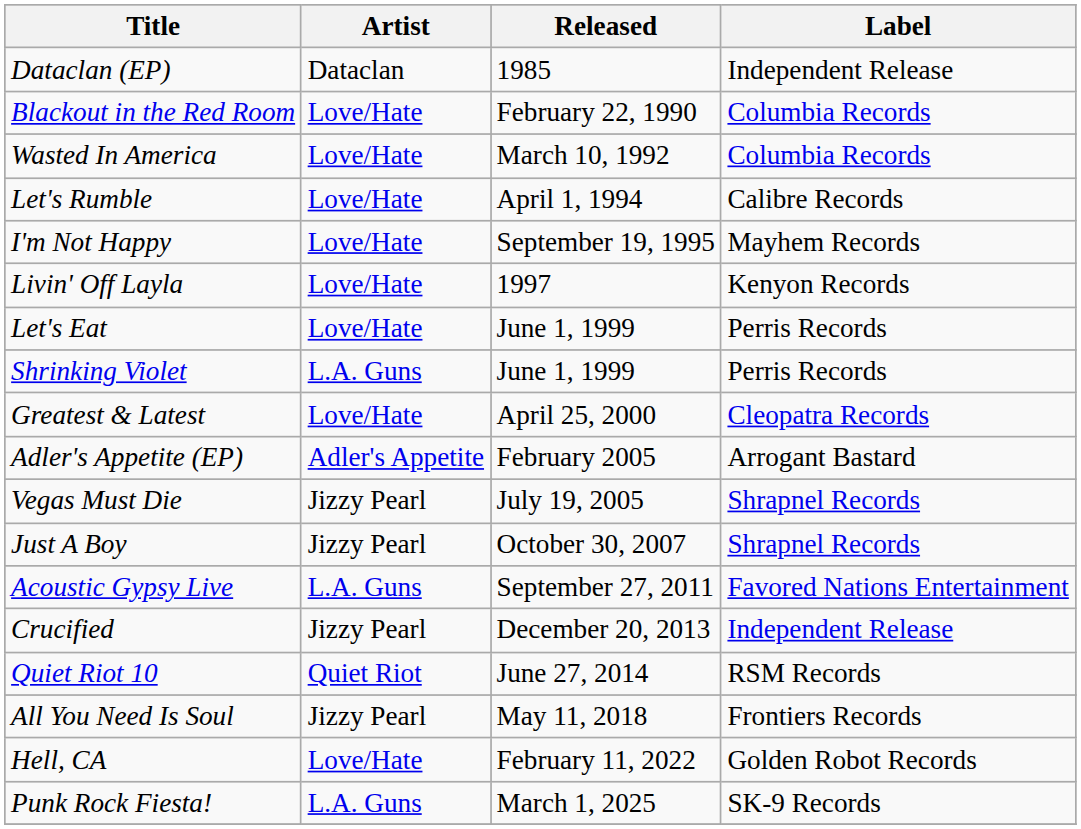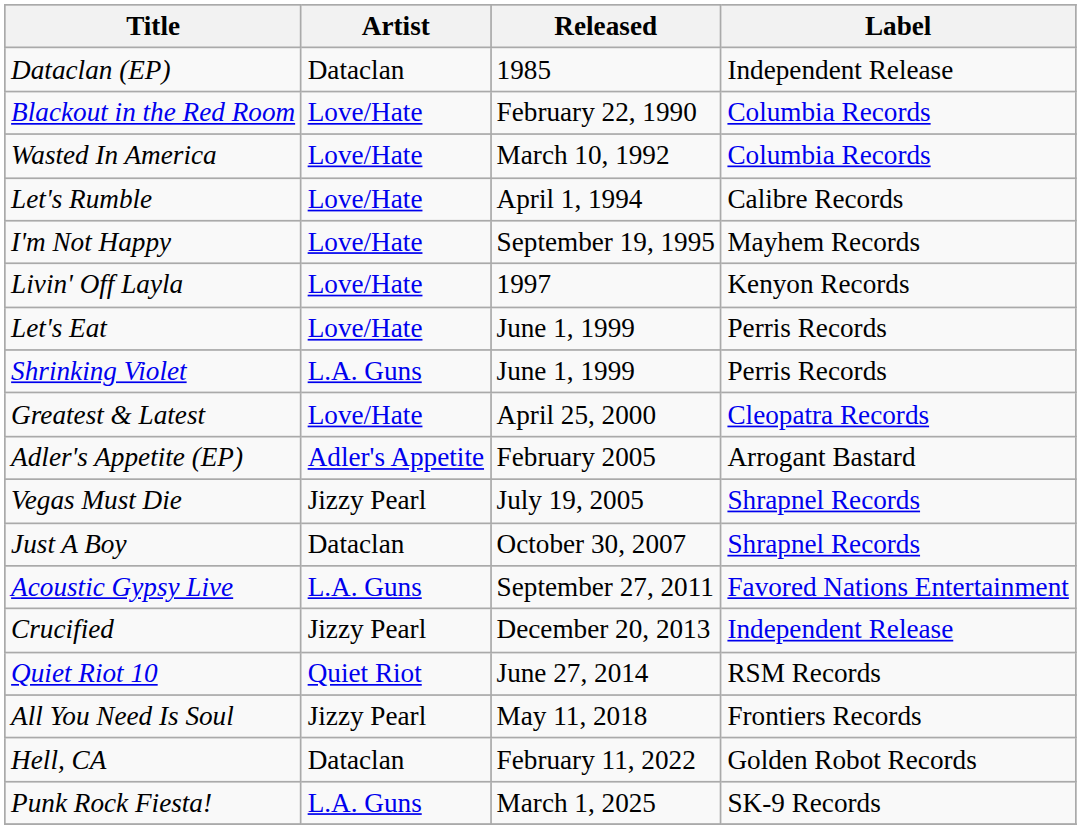(367, 543) Jizzy Pearl -> (356, 543) Dataclan
(365, 759) Love/Hate -> (356, 759) Dataclan
